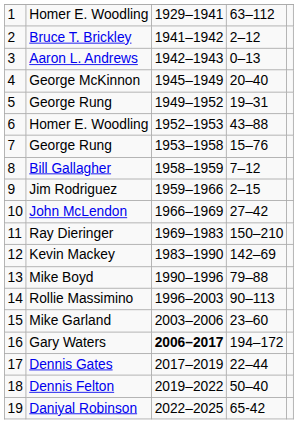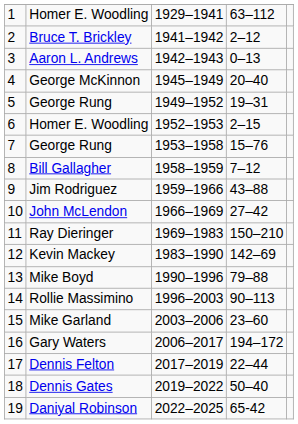(249, 124) 43–88 -> (245, 124) 2–15
(245, 189) 2–15 -> (249, 189) 43–88
(189, 342) bold -> (189, 342) normal
(71, 364) Dennis Gates -> (72, 364) Dennis Felton
(72, 386) Dennis Felton -> (71, 386) Dennis Gates
